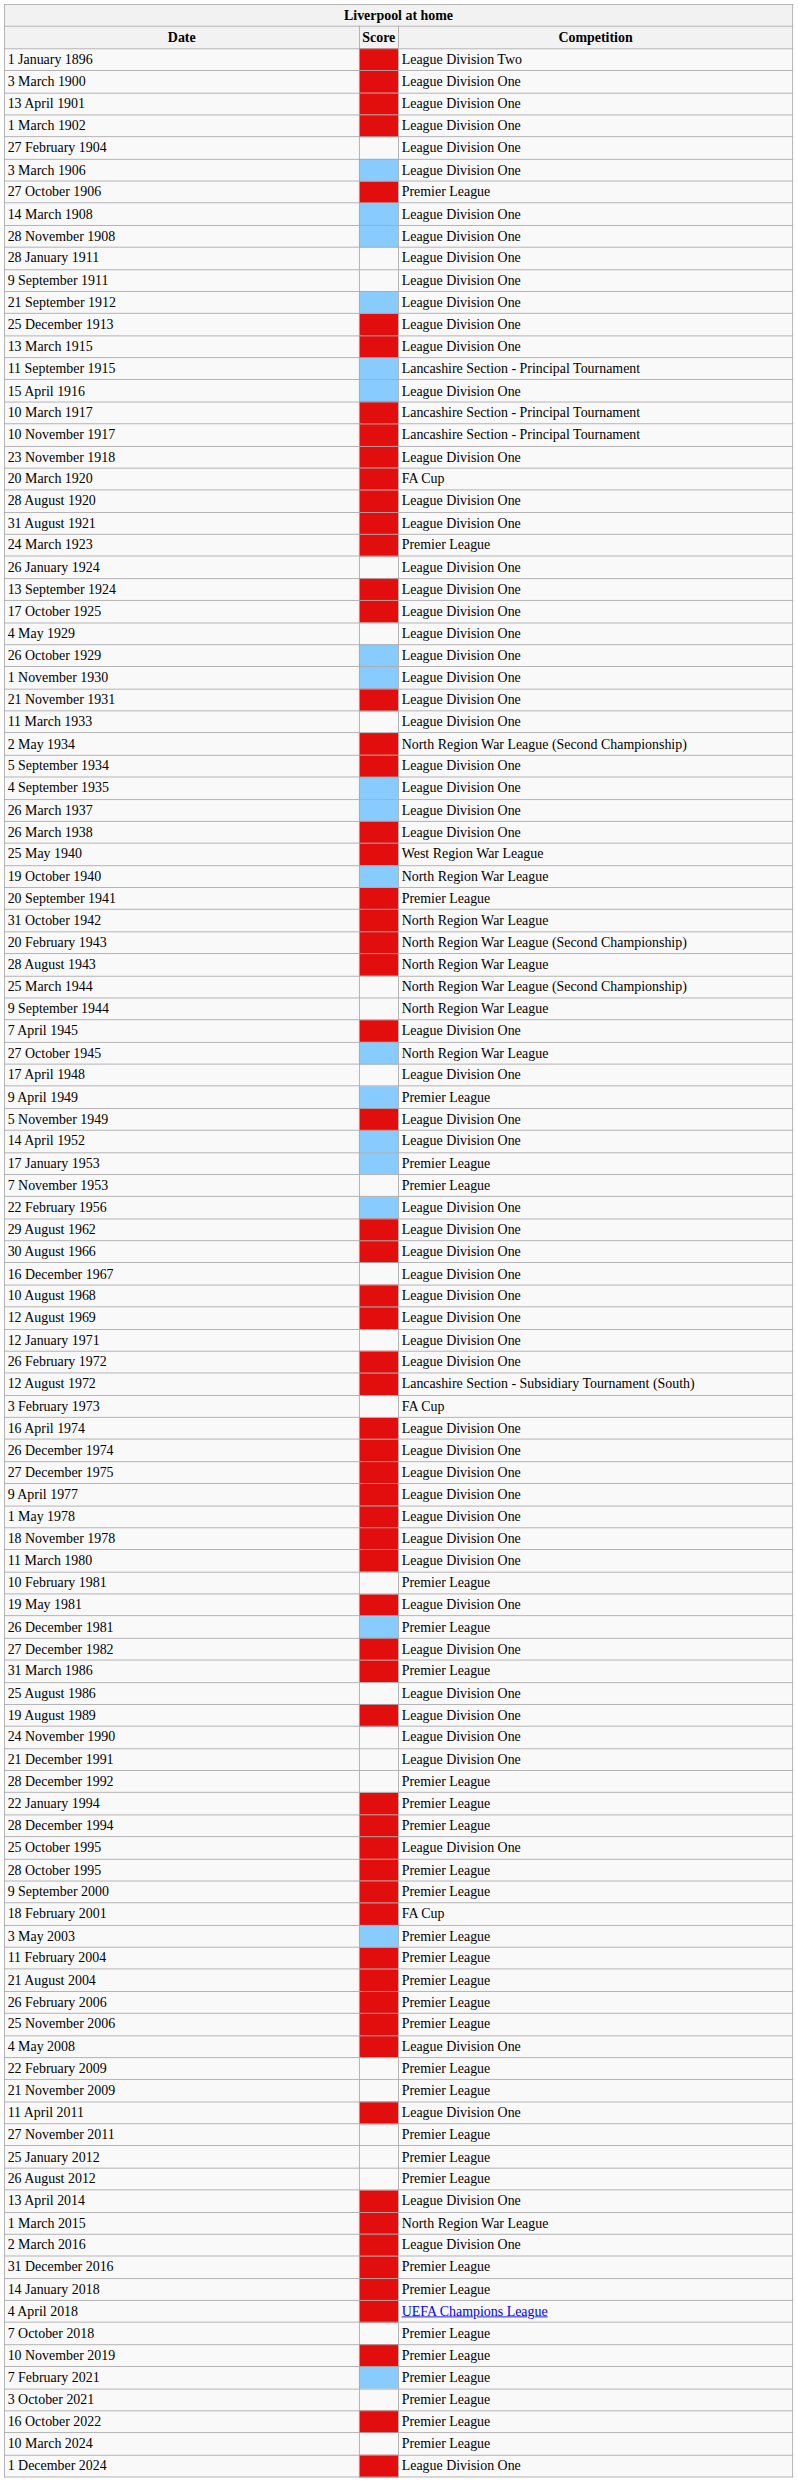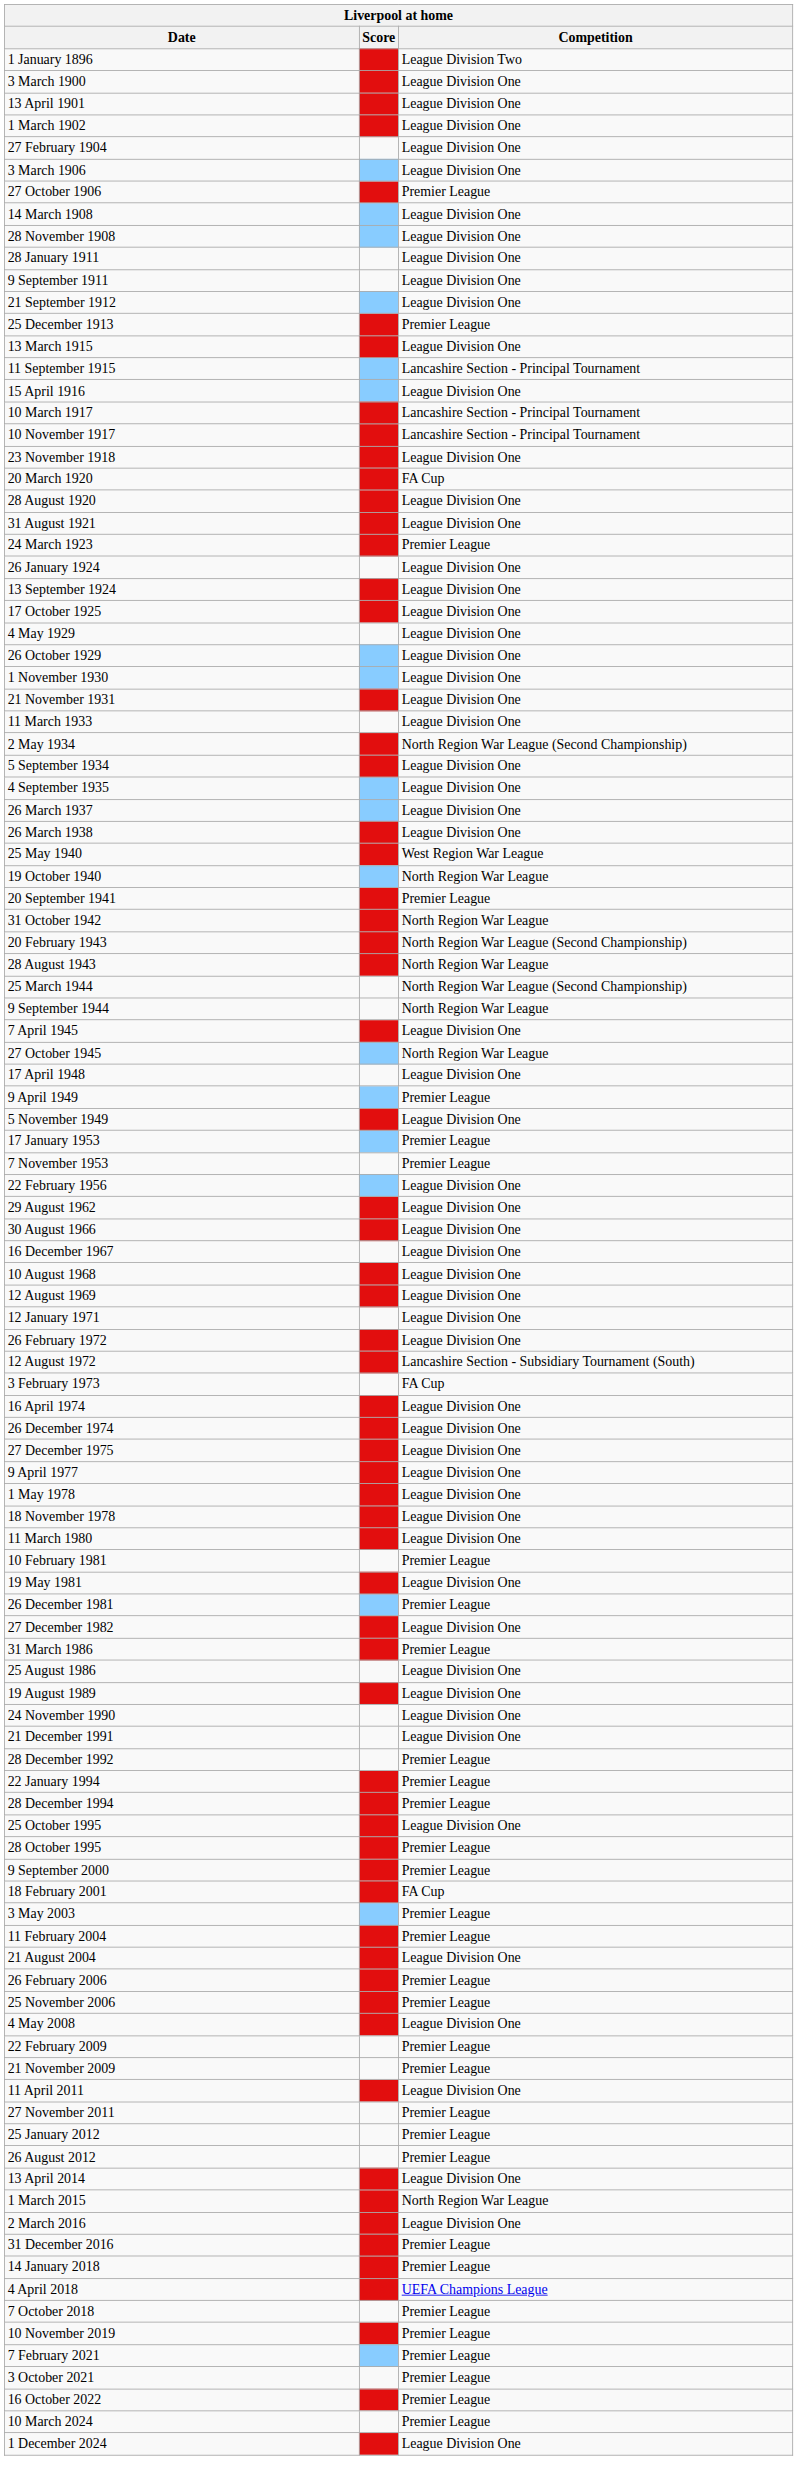(461, 324) League Division One -> (446, 324) Premier League
- row: (46, 1141)
(446, 1980) Premier League -> (461, 1958) League Division One
